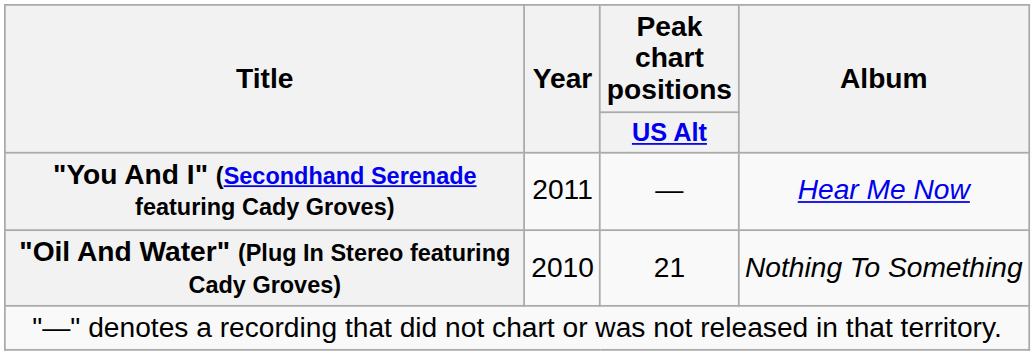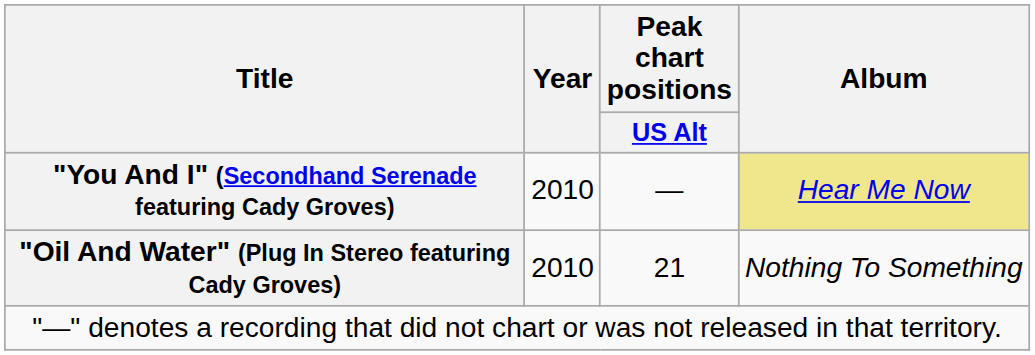(563, 190) 2011 -> (563, 190) 2010
(884, 190) no background -> (884, 190) khaki background
